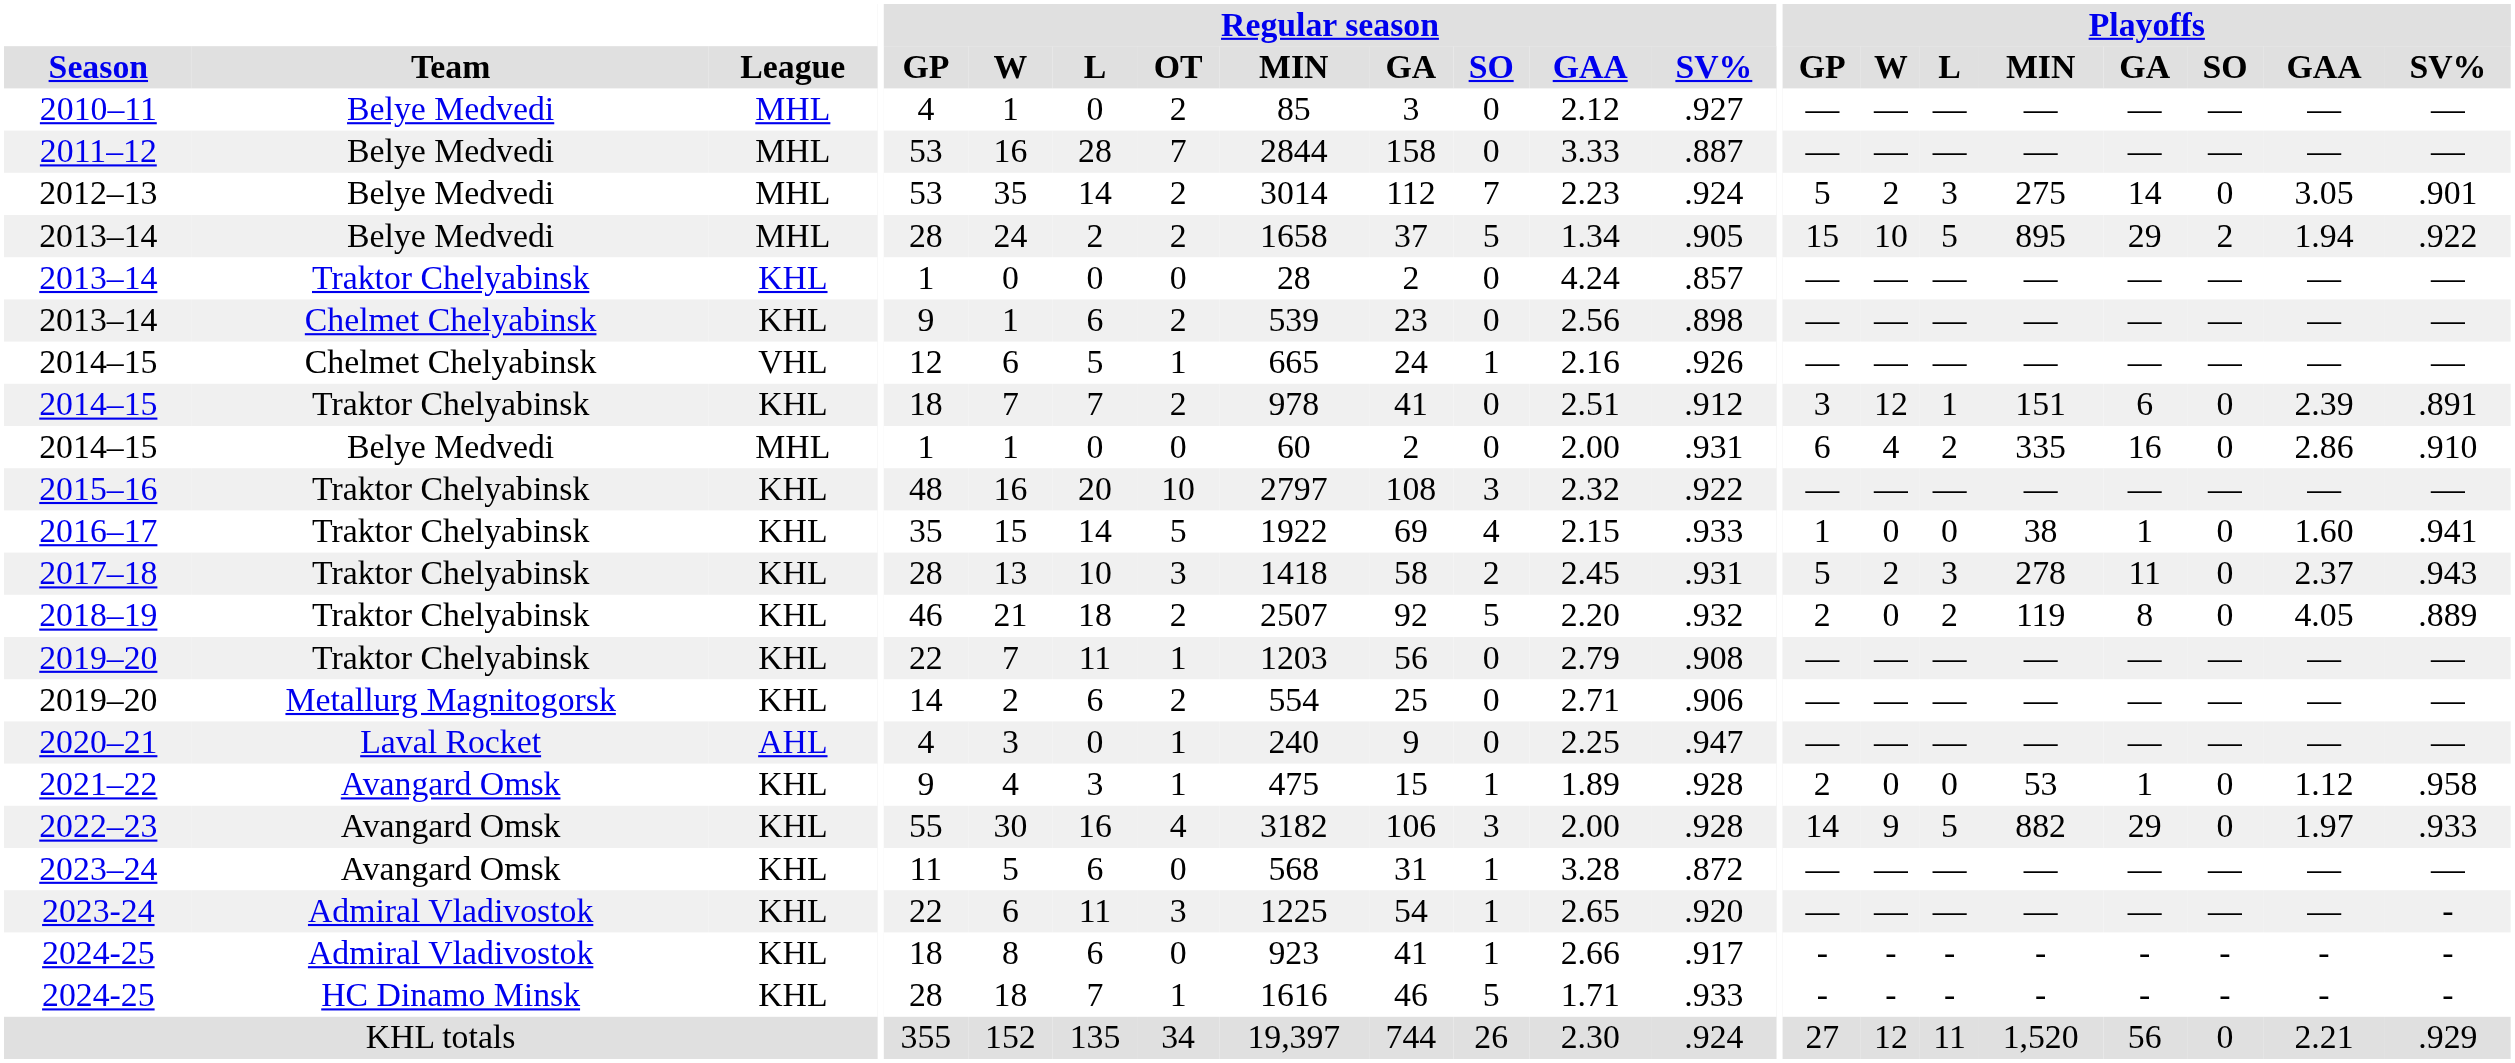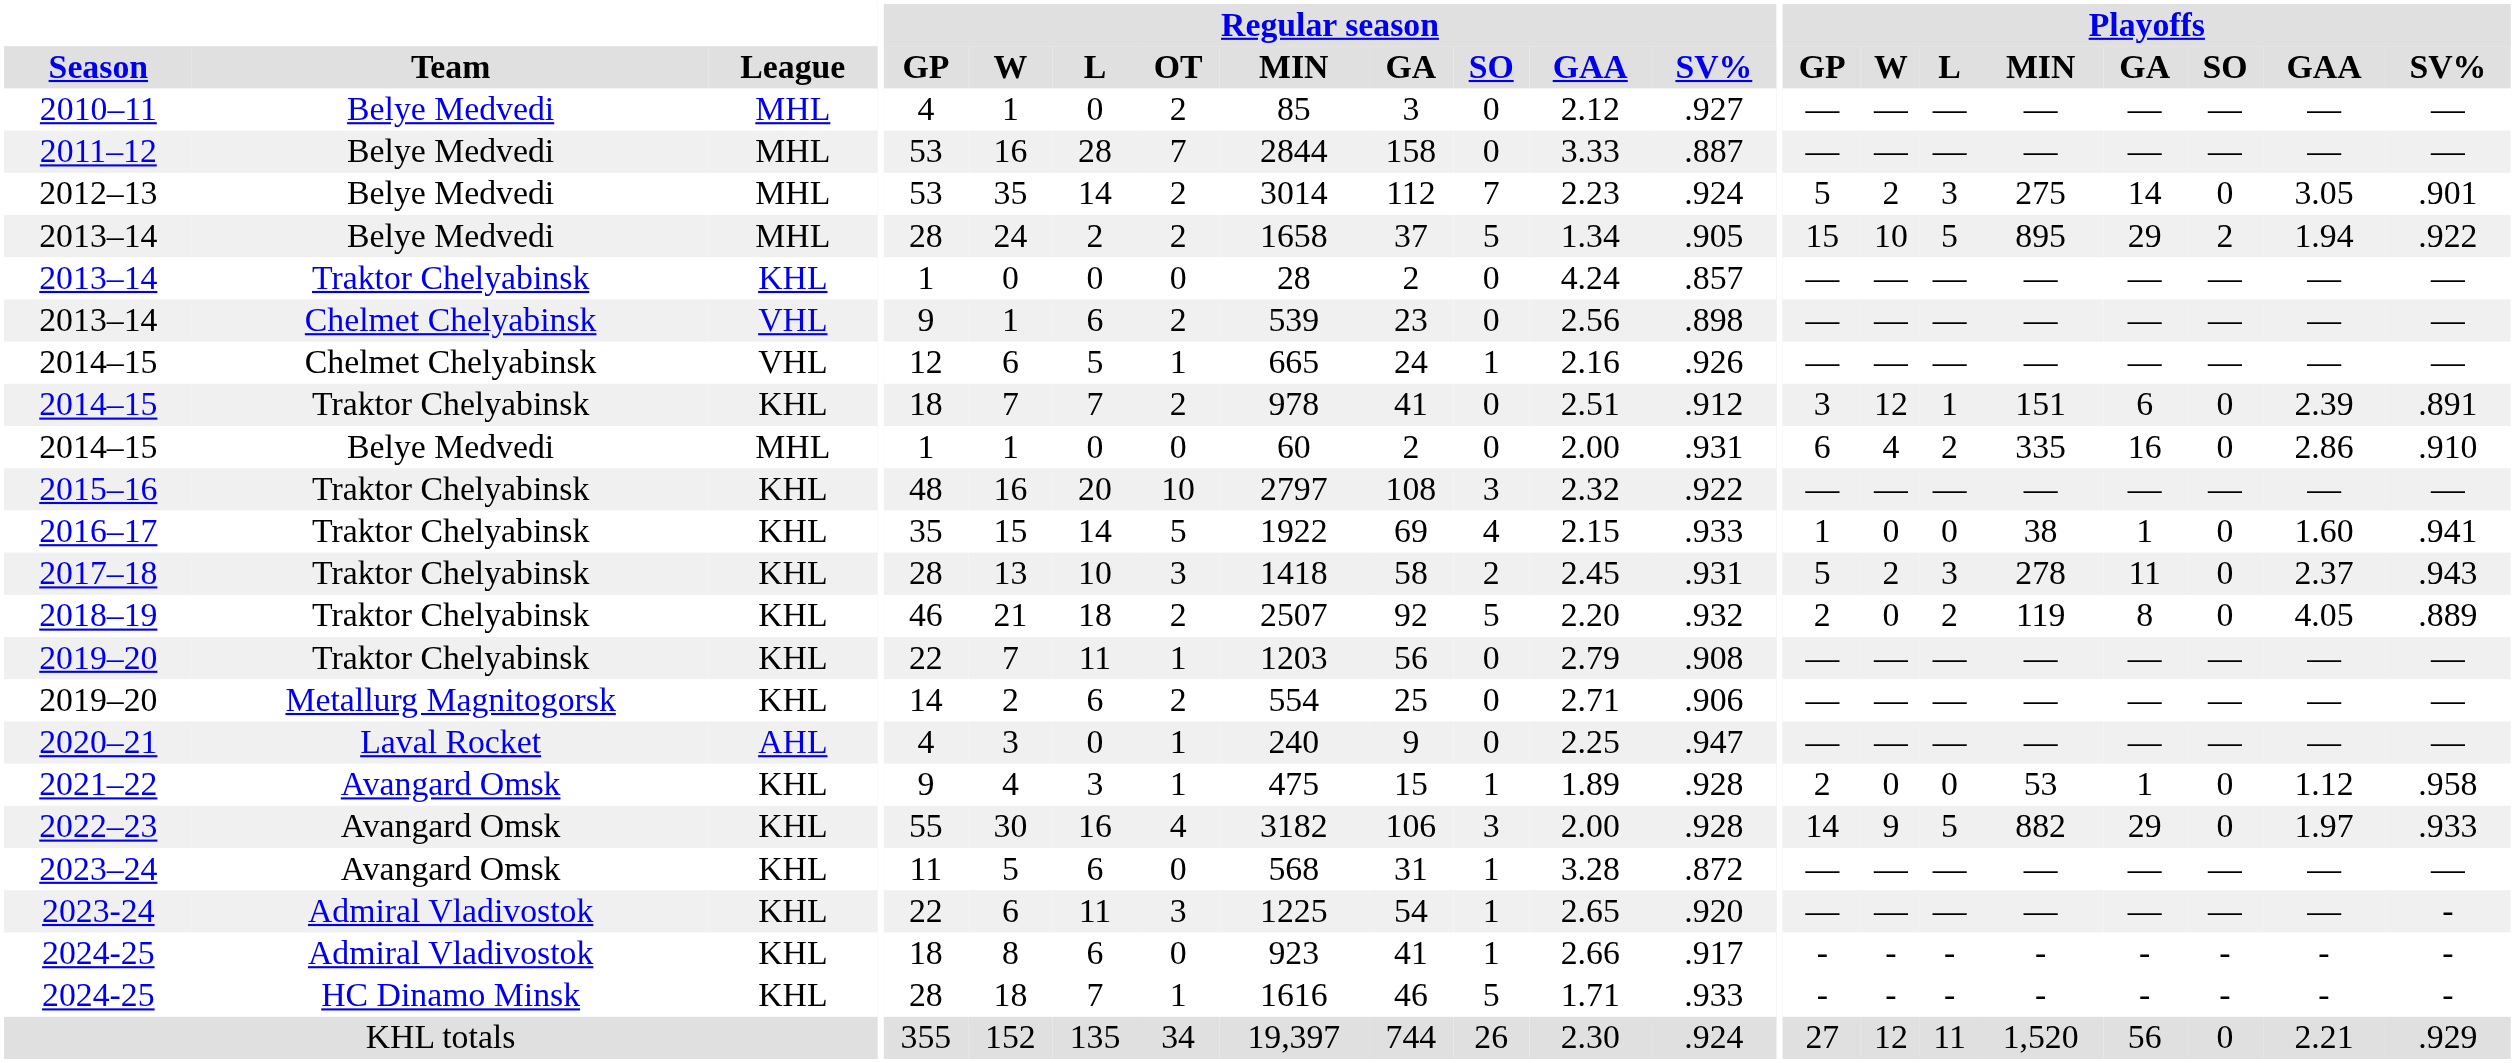(793, 319) KHL -> (793, 319) VHL
